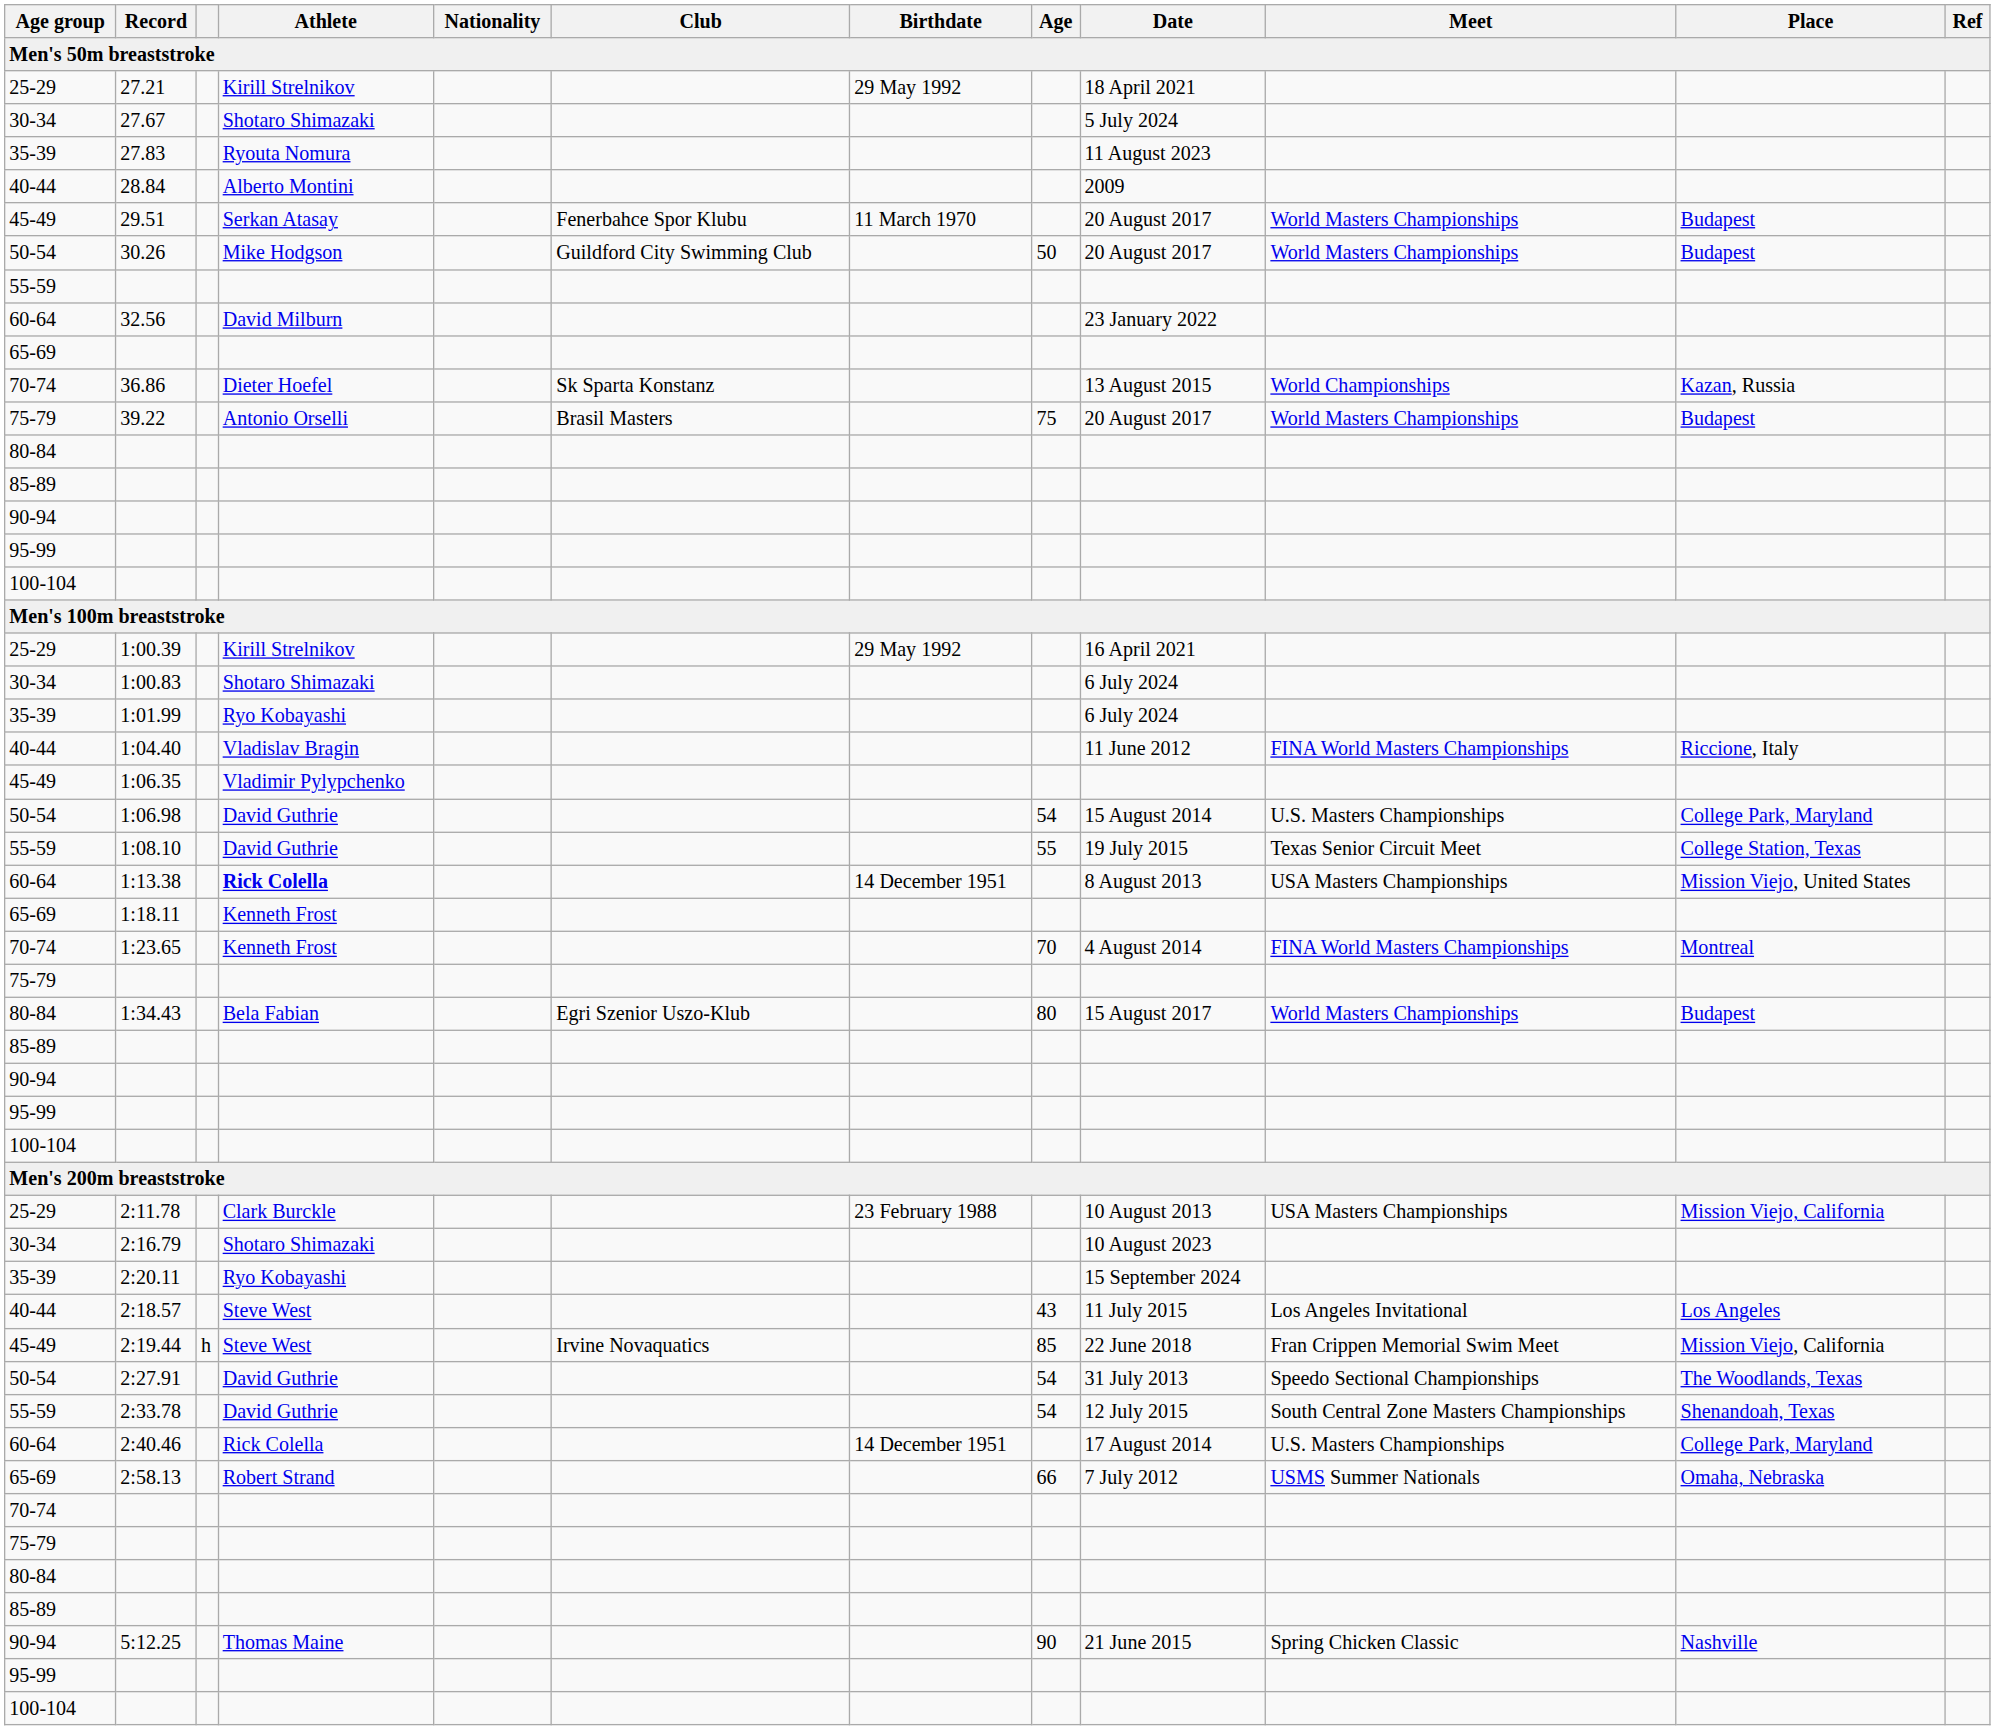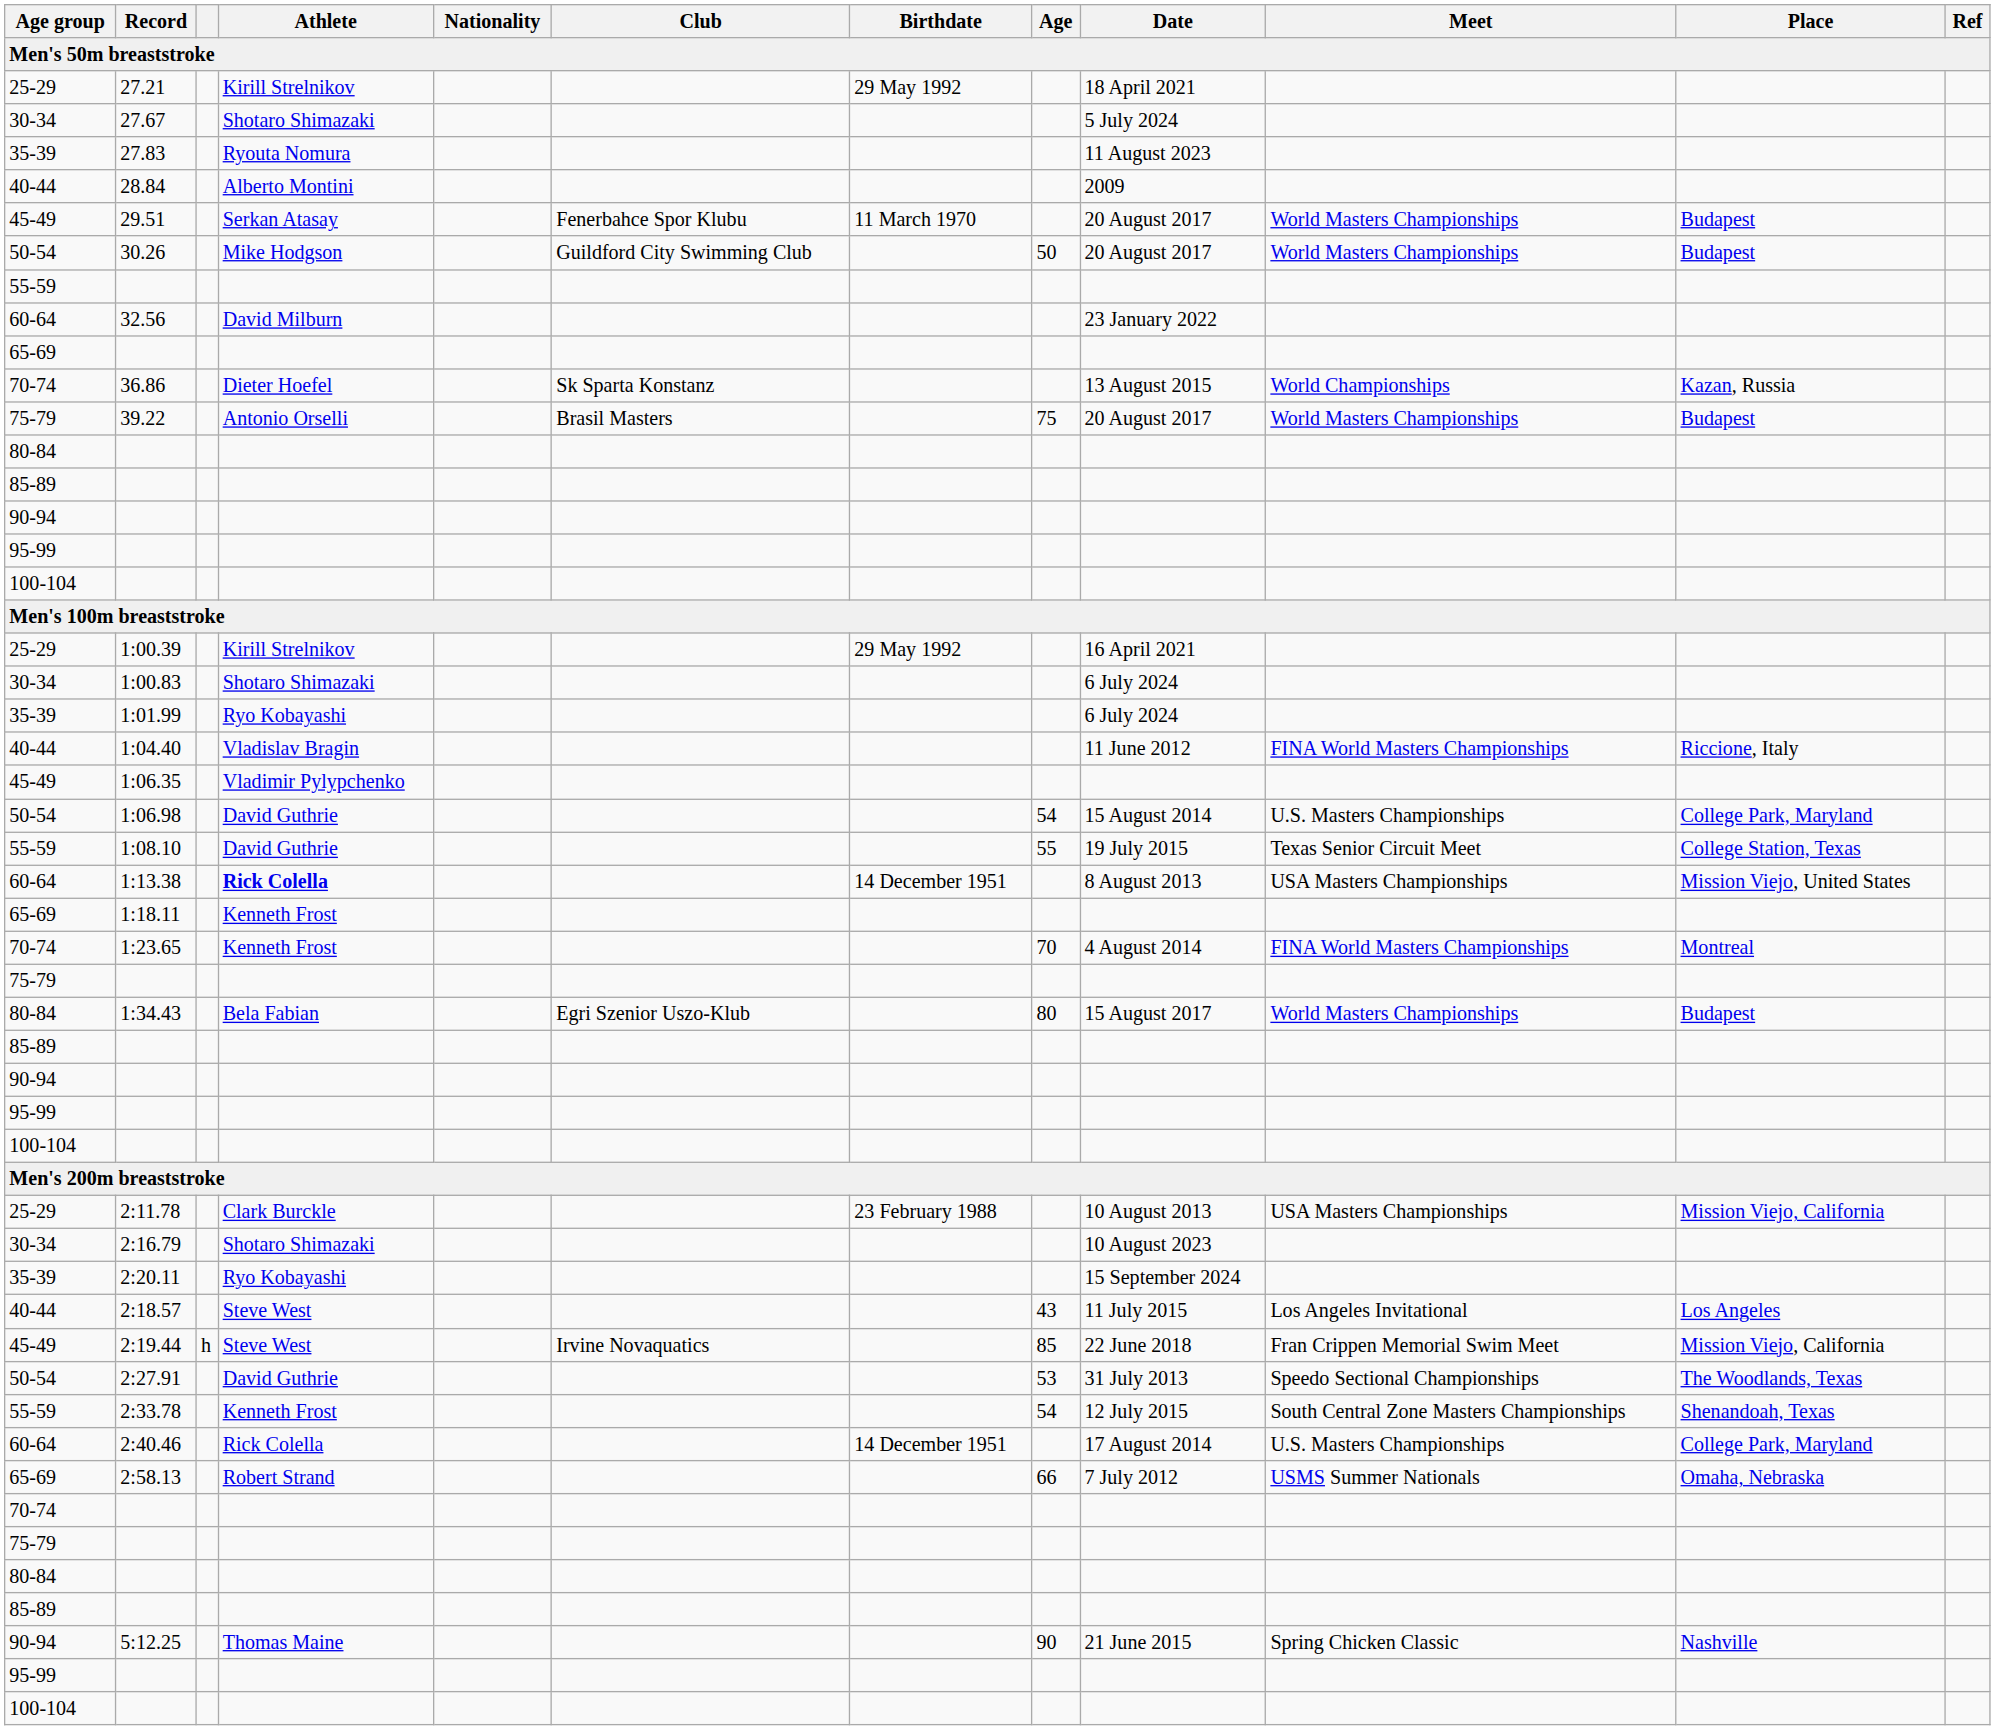(1046, 1377) 54 -> (1046, 1377) 53
(280, 1410) David Guthrie -> (280, 1410) Kenneth Frost
